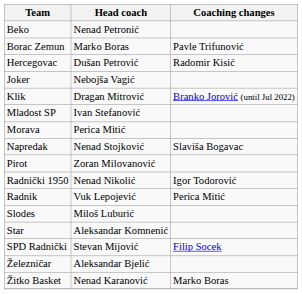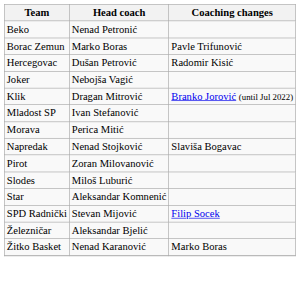- row: (38, 180)
- row: (22, 197)
